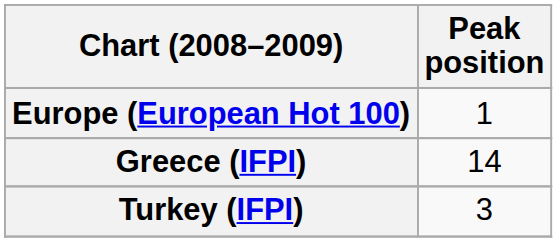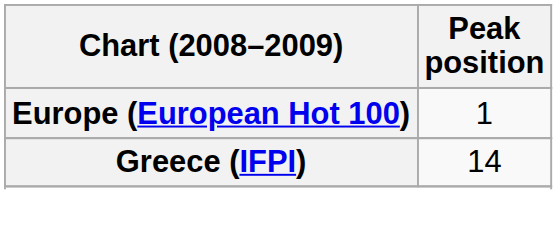- row: (211, 210)
